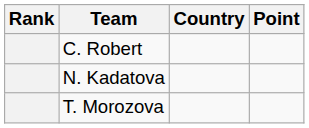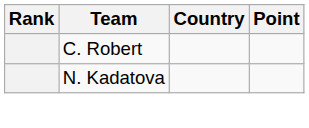- row: (113, 107)
